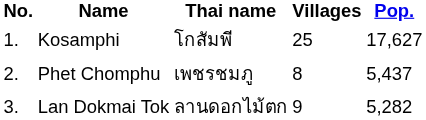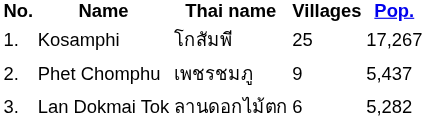(394, 40) 17,627 -> (394, 40) 17,267
(297, 73) 8 -> (297, 73) 9
(297, 106) 9 -> (297, 106) 6
